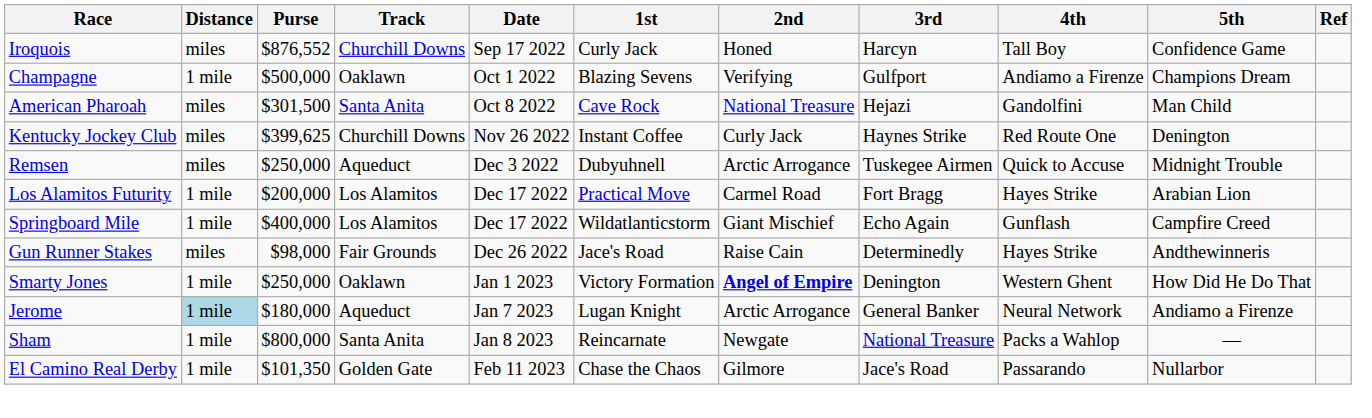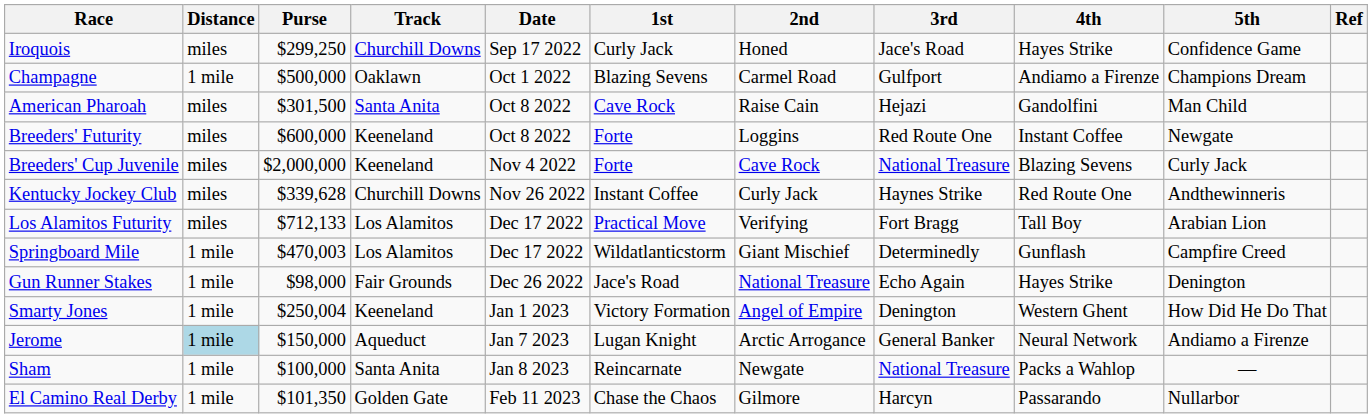(296, 48) $876,552 -> (311, 48) $299,250
(890, 48) Harcyn -> (921, 48) Jace's Road
(1034, 48) Tall Boy -> (1065, 48) Hayes Strike
(758, 77) Verifying -> (787, 77) Carmel Road
(789, 106) National Treasure -> (779, 106) Raise Cain
+ row: (75, 135)
+ row: (94, 164)
(296, 135) $399,625 -> (311, 194) $339,628
(1191, 135) Denington -> (1226, 194) Andthewinneris
- row: (38, 164)
(209, 194) 1 mile -> (207, 223) miles
(296, 194) $200,000 -> (311, 223) $712,133
(772, 194) Carmel Road -> (773, 223) Verifying
(1050, 194) Hayes Strike -> (1050, 223) Tall Boy
(296, 223) $400,000 -> (311, 252) $470,003
(906, 223) Echo Again -> (929, 252) Determinedly
(205, 252) miles -> (210, 281) 1 mile
(763, 252) Raise Cain -> (804, 281) National Treasure
(913, 252) Determinedly -> (922, 281) Echo Again
(1211, 252) Andthewinneris -> (1207, 281) Denington
(296, 281) $250,000 -> (311, 310) $250,004
(372, 281) Oaklawn -> (394, 310) Keeneland
(788, 281) bold -> (800, 310) normal
(296, 310) $180,000 -> (311, 340) $150,000
(296, 340) $800,000 -> (311, 369) $100,000
(906, 369) Jace's Road -> (905, 398) Harcyn
